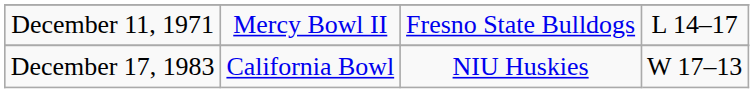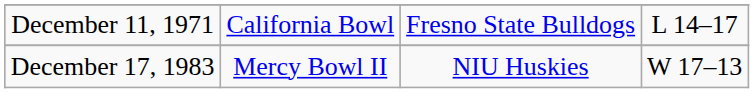(310, 25) Mercy Bowl II -> (310, 25) California Bowl
(310, 66) California Bowl -> (310, 66) Mercy Bowl II
